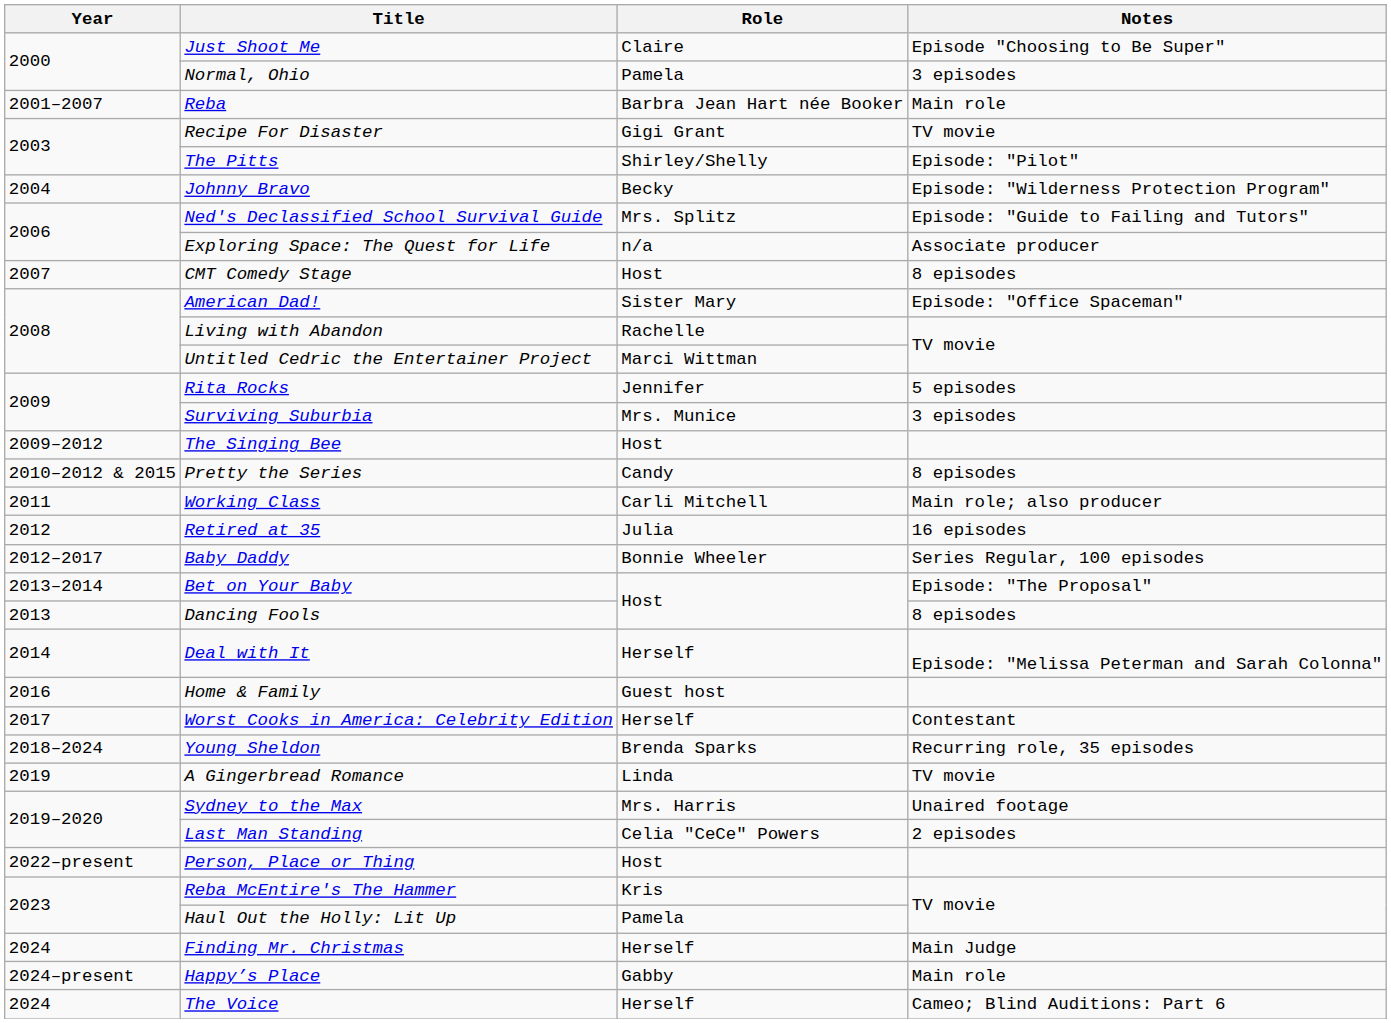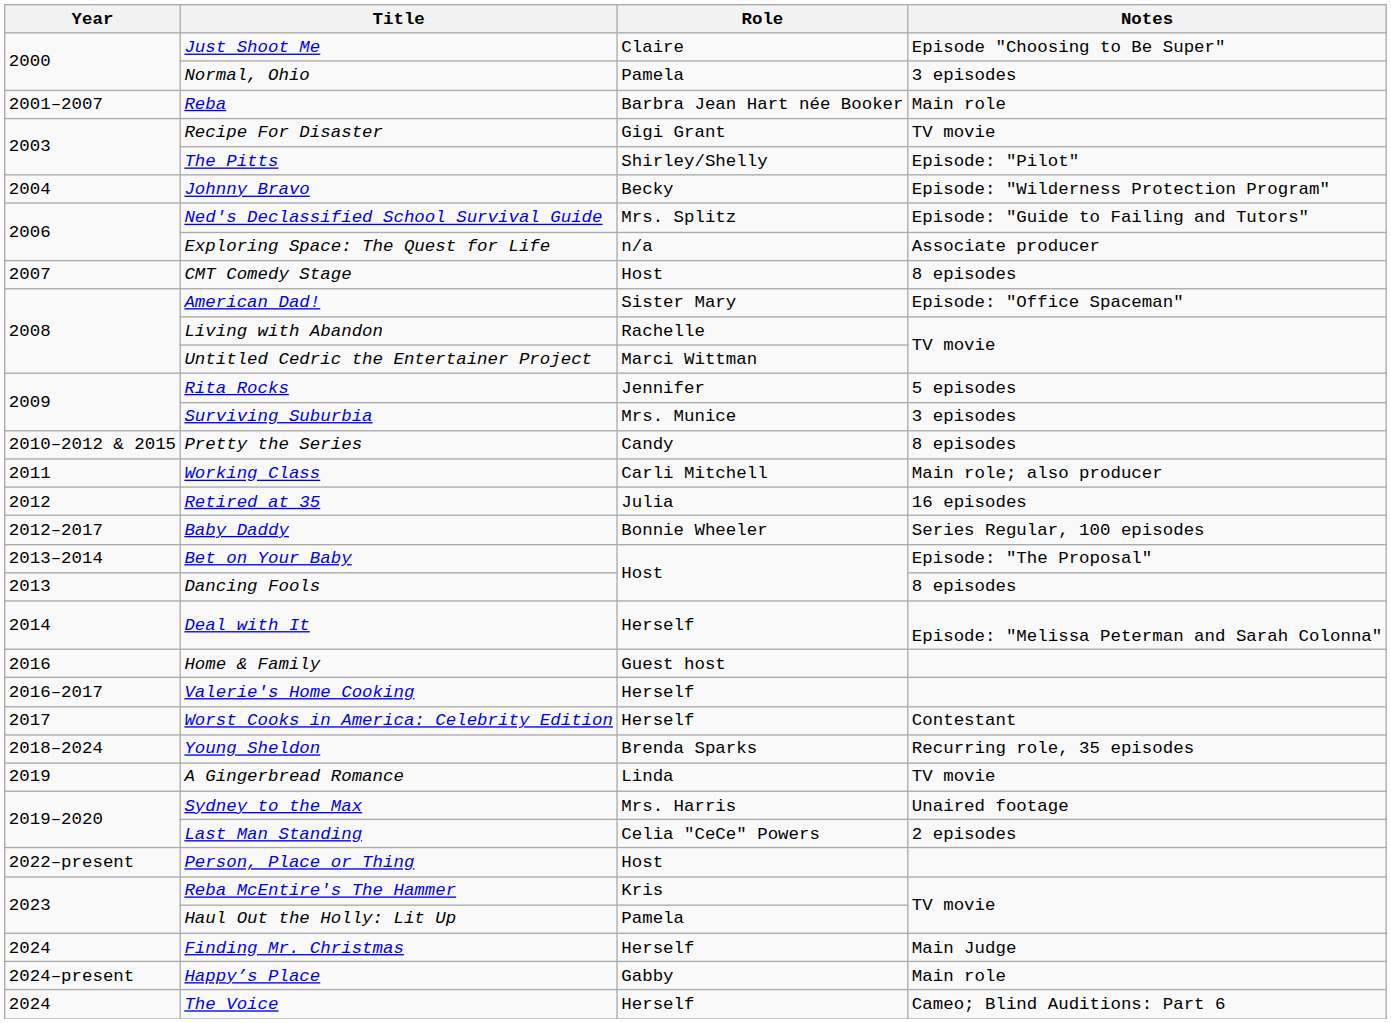- row: (263, 445)
+ row: (299, 692)
